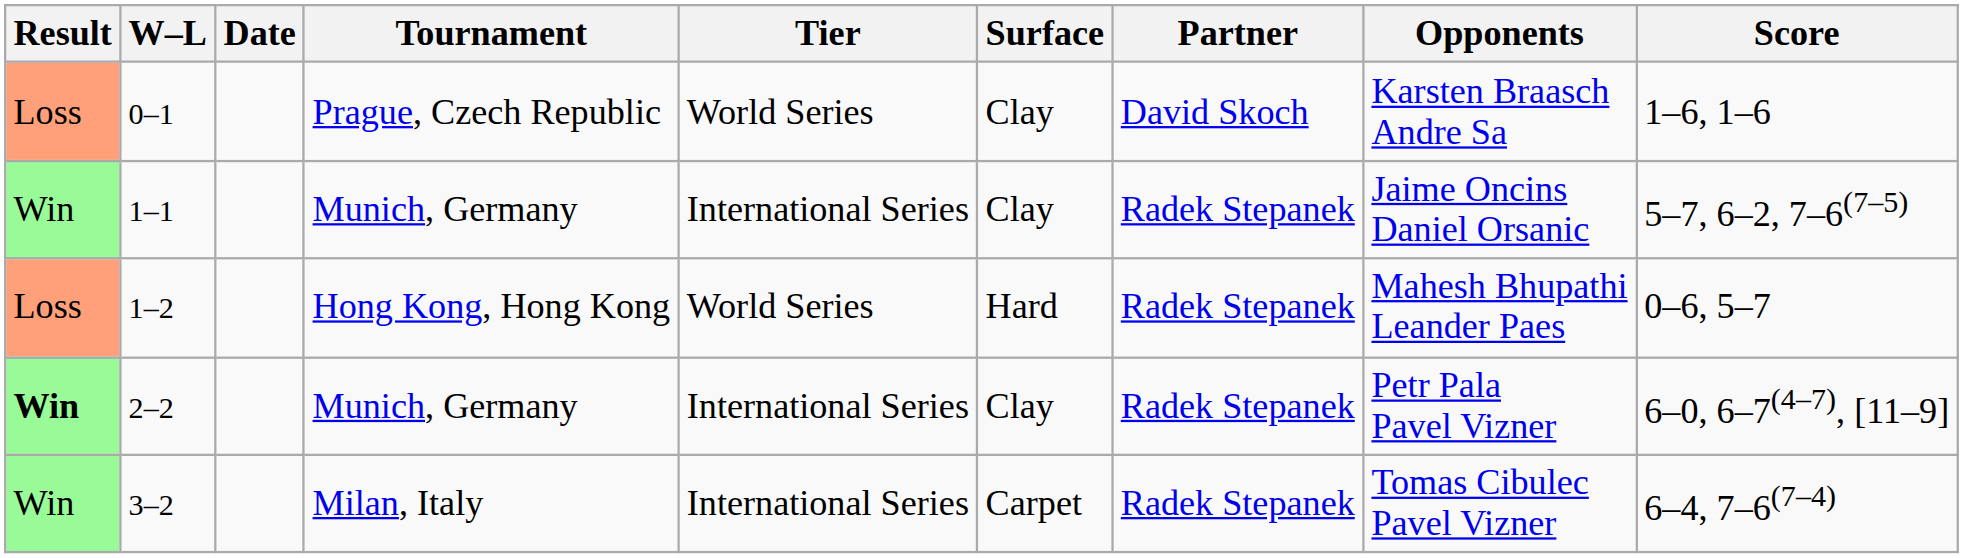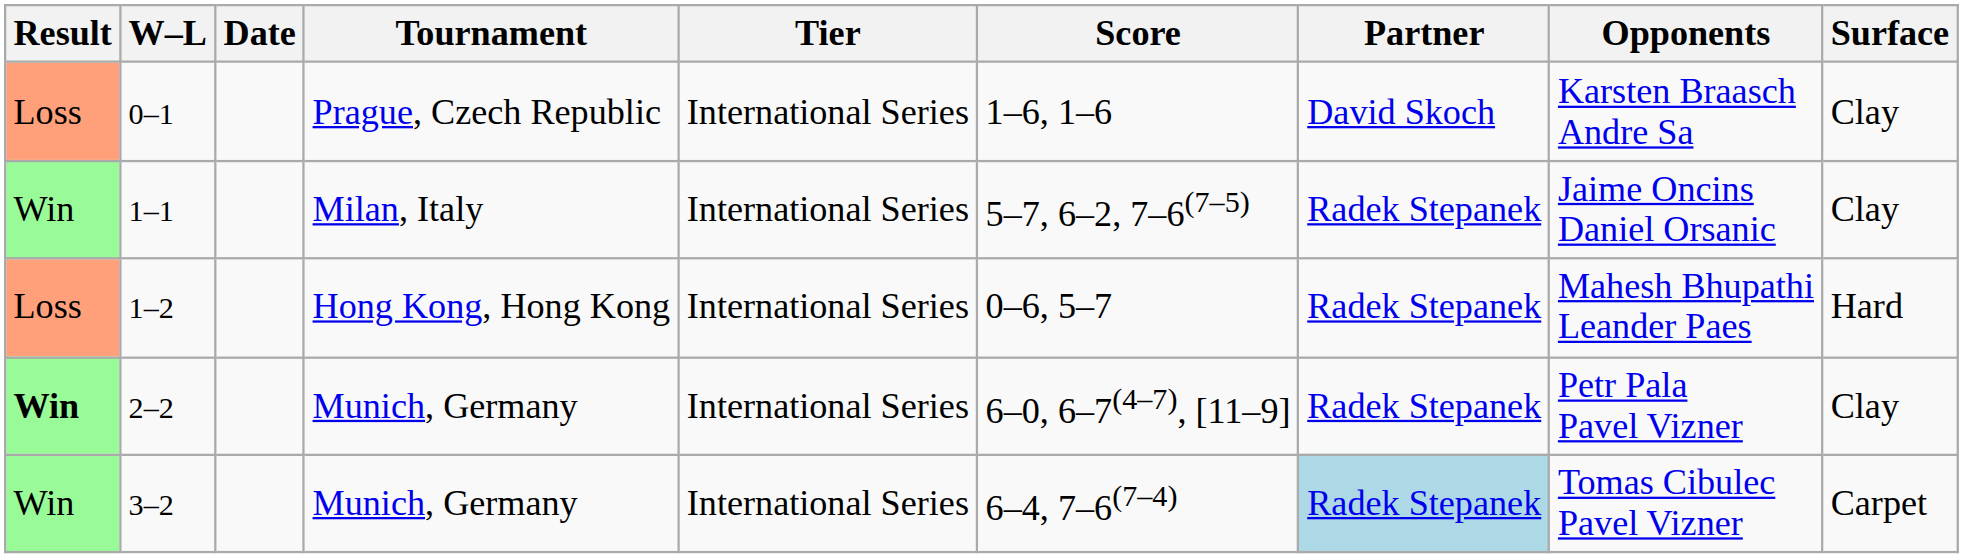columns swapped: (1045, 33) <-> (1797, 33)
(780, 110) World Series -> (828, 110) International Series
(445, 208) Munich, Germany -> (398, 208) Milan, Italy
(780, 306) World Series -> (828, 306) International Series
(398, 502) Milan, Italy -> (445, 502) Munich, Germany
(1238, 502) no background -> (1424, 502) lightblue background
